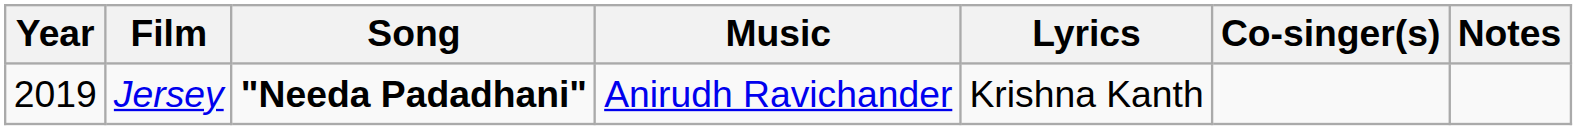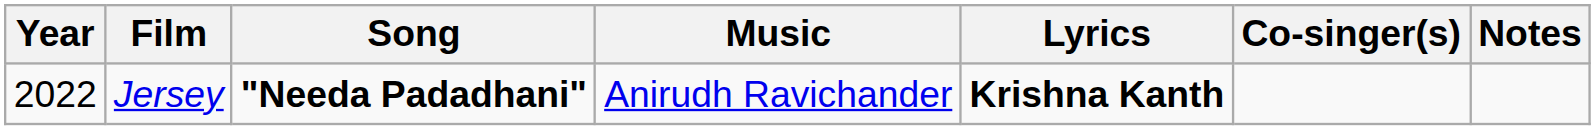(55, 93) 2019 -> (55, 93) 2022
(1087, 93) normal -> (1097, 93) bold
